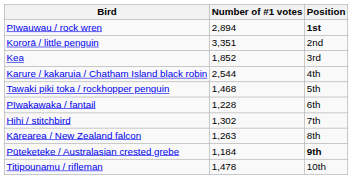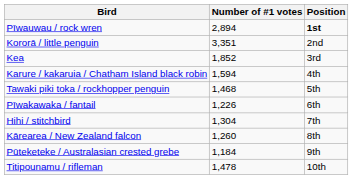(224, 74) 2,544 -> (224, 74) 1,594
(224, 105) 1,228 -> (224, 105) 1,226
(224, 120) 1,302 -> (224, 120) 1,304
(224, 136) 1,263 -> (224, 136) 1,260
(314, 151) bold -> (314, 151) normal
